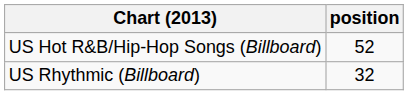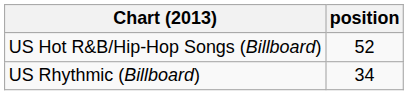(365, 75) 32 -> (365, 75) 34
